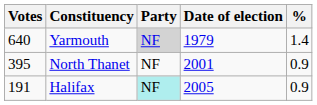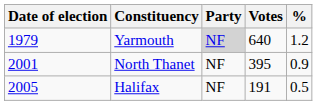columns swapped: (233, 16) <-> (25, 16)
(299, 40) 1.4 -> (299, 40) 1.2
(150, 87) paleturquoise background -> (215, 87) no background
(299, 87) 0.9 -> (299, 87) 0.5
